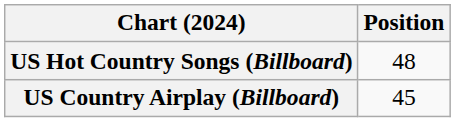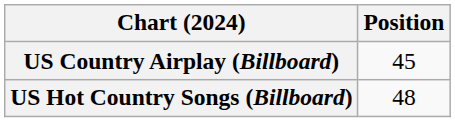rows swapped: (181, 97) <-> (181, 60)
